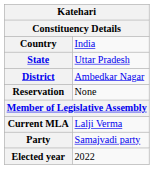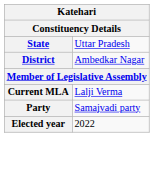- row: (38, 44)
- row: (38, 92)
